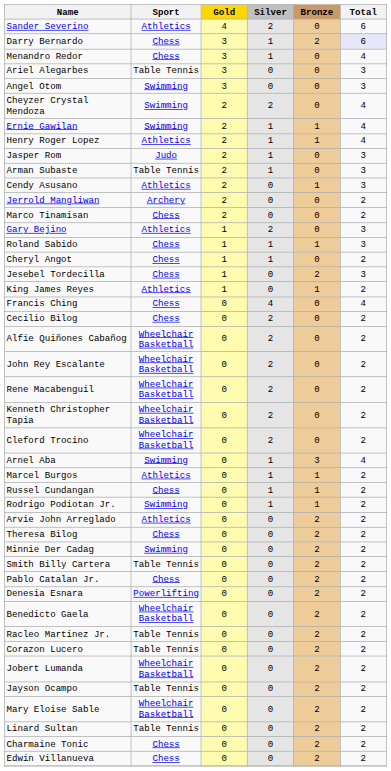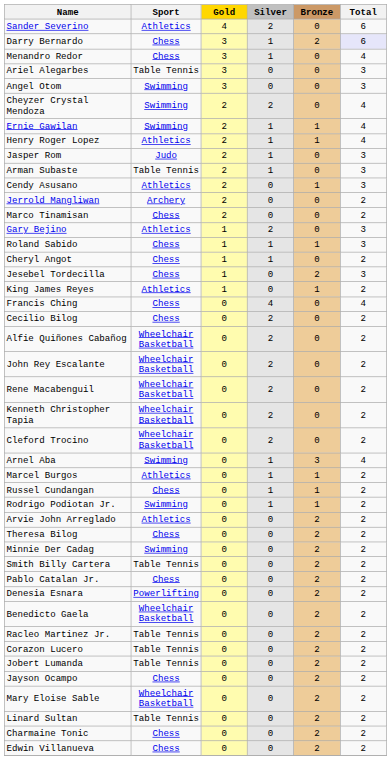(166, 669) Wheelchair Basketball -> (166, 664) Table Tennis
(166, 689) Table Tennis -> (166, 679) Chess
